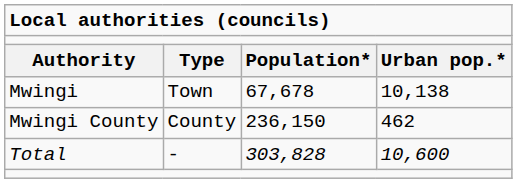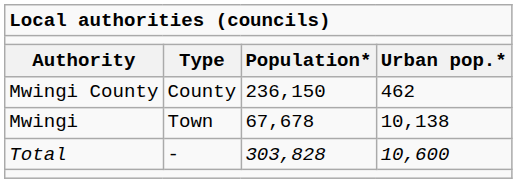rows swapped: (44, 92) <-> (84, 123)
